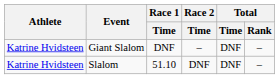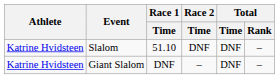rows swapped: (116, 48) <-> (103, 65)
